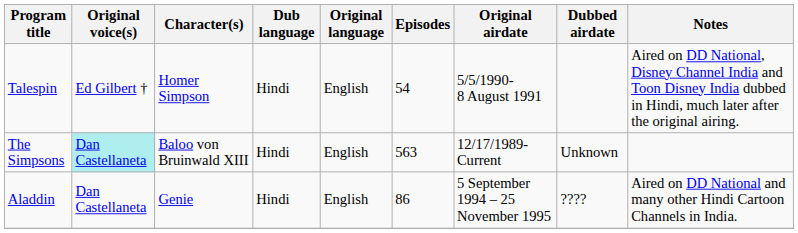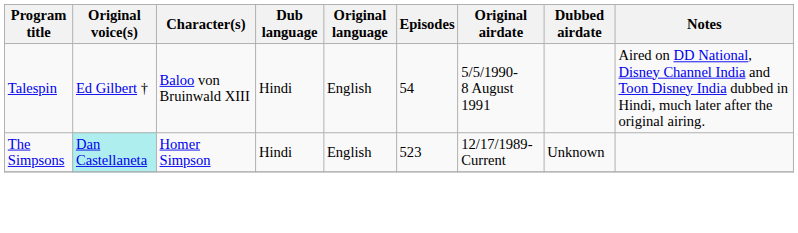(184, 88) Homer Simpson -> (205, 88) Baloo von Bruinwald XIII
(203, 152) Baloo von Bruinwald XIII -> (185, 152) Homer Simpson
(406, 152) 563 -> (410, 152) 523
- row: (31, 199)
